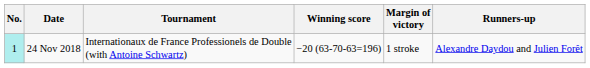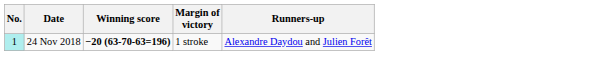- column: (189, 19)
(339, 48) normal -> (128, 42) bold
